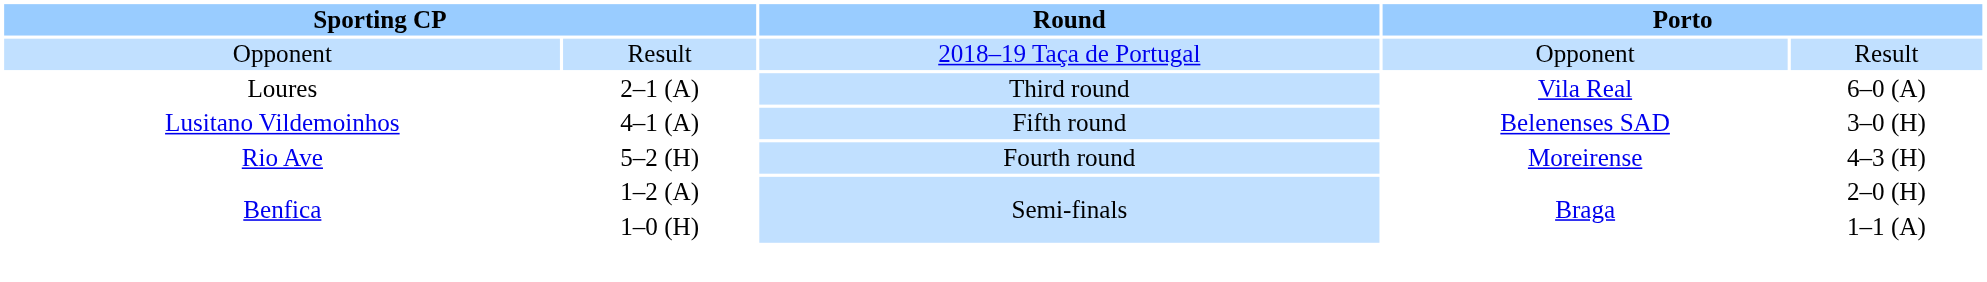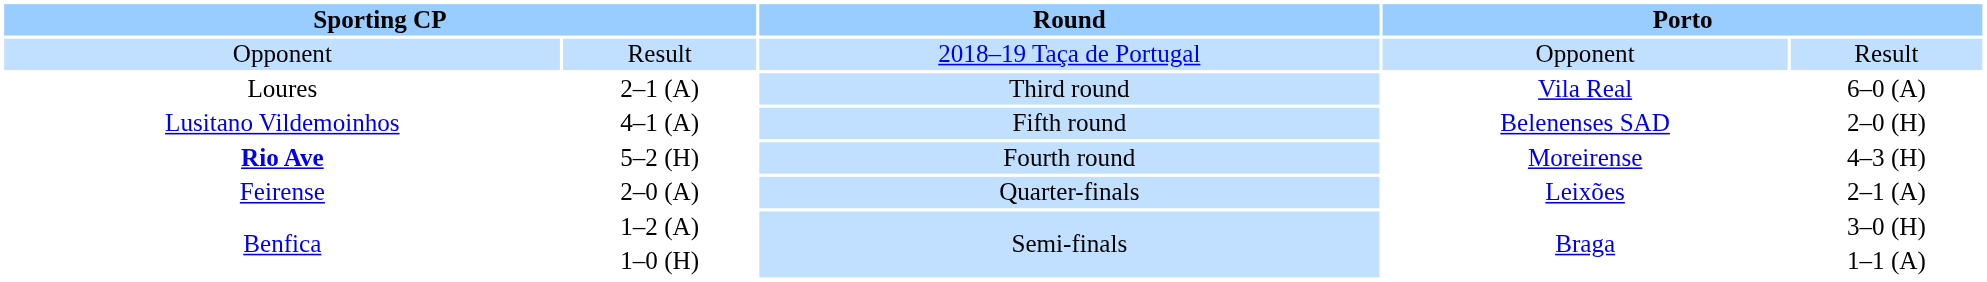(1886, 123) 3–0 (H) -> (1886, 123) 2–0 (H)
(282, 157) normal -> (282, 157) bold
+ row: (660, 192)
(1886, 192) 2–0 (H) -> (1886, 226) 3–0 (H)
